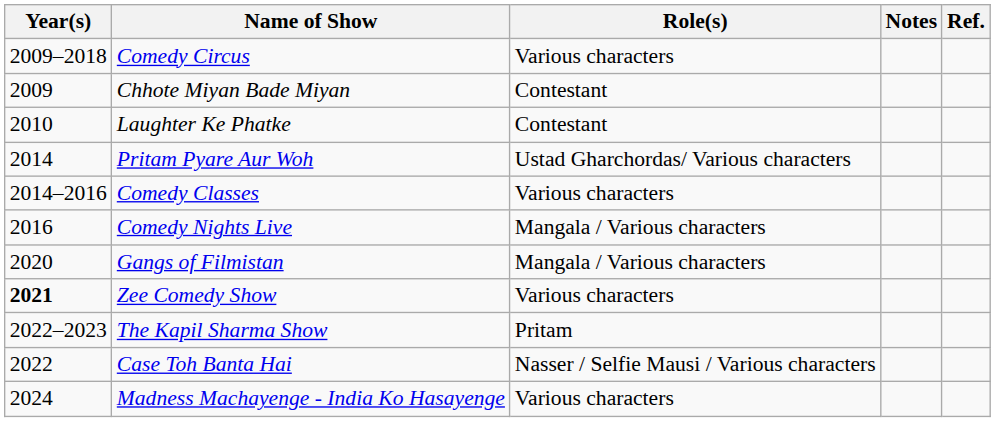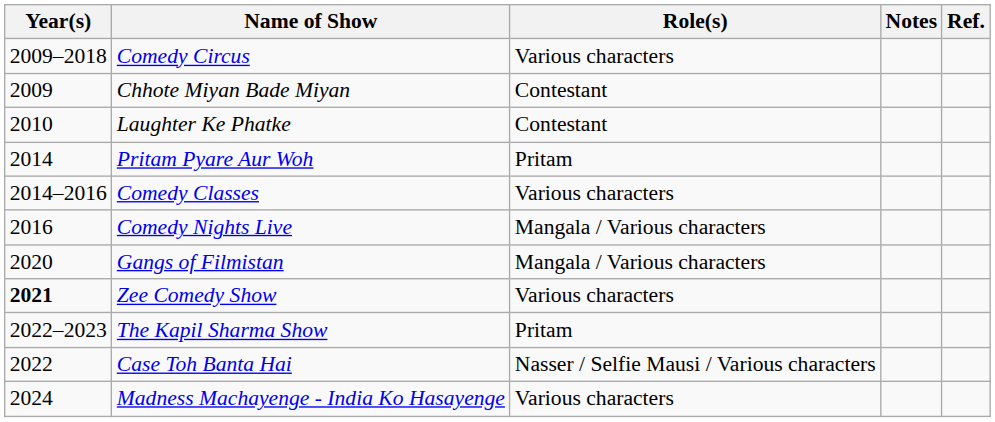(683, 158) Ustad Gharchordas/ Various characters -> (544, 158) Pritam
